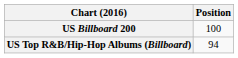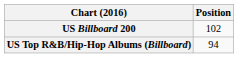(213, 28) 100 -> (213, 28) 102
